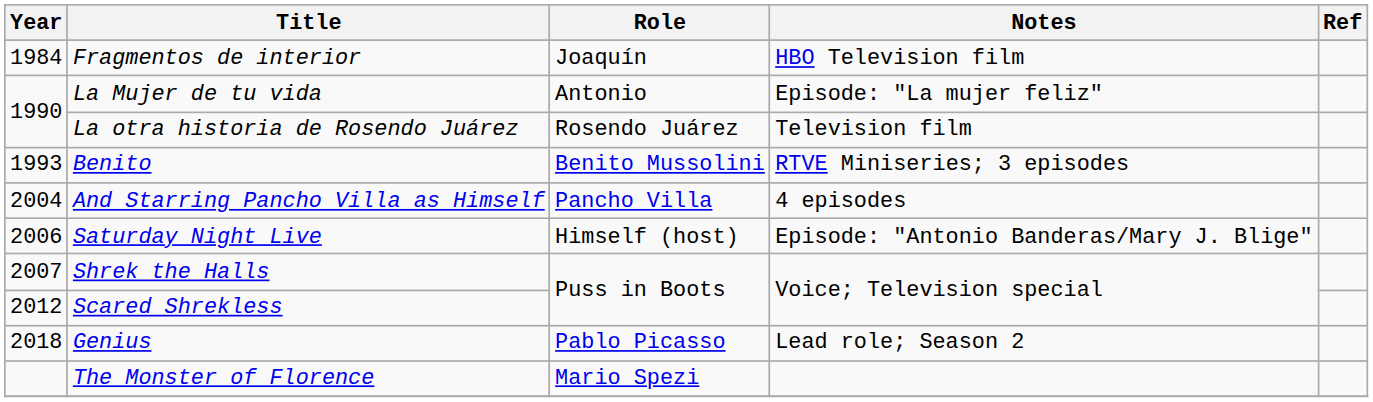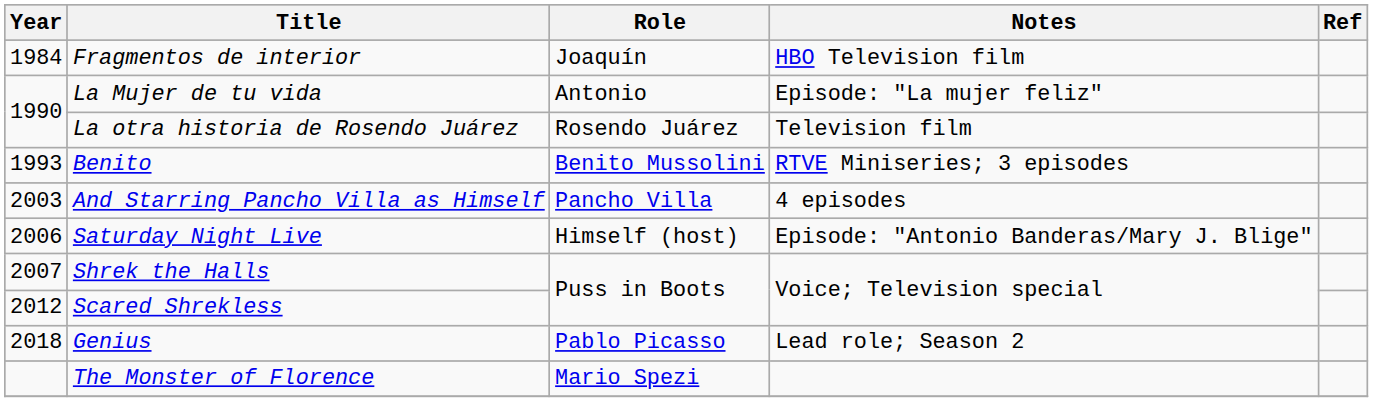(36, 201) 2004 -> (36, 201) 2003
